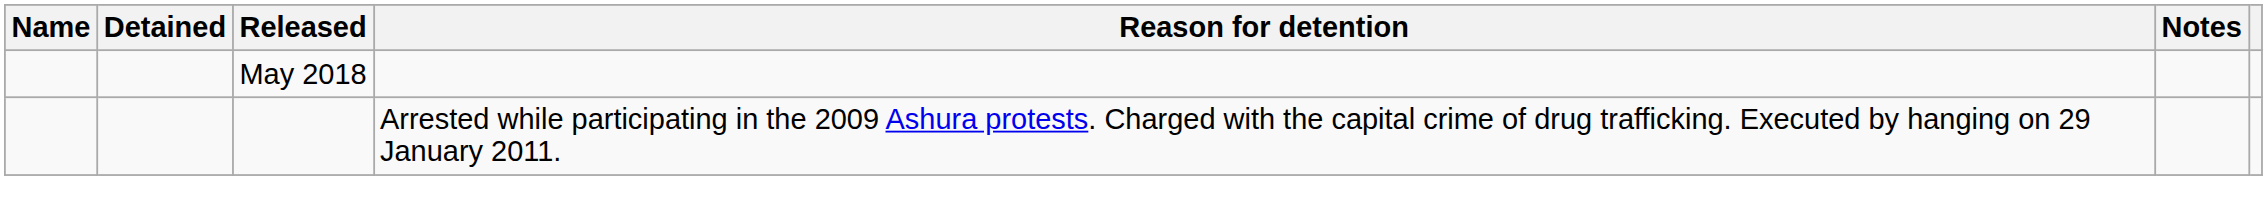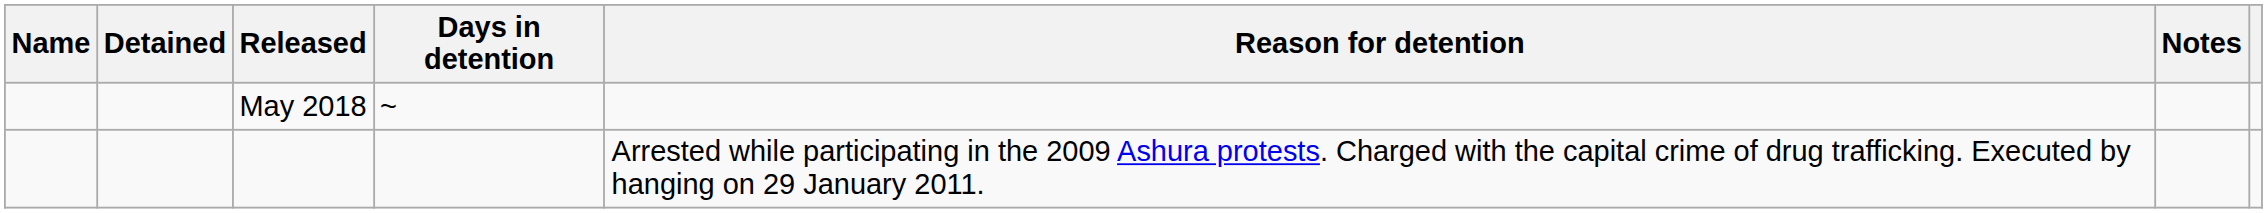+ column: (489, 43)
